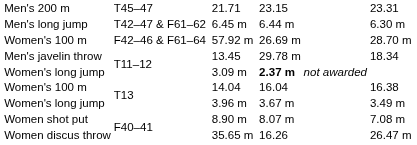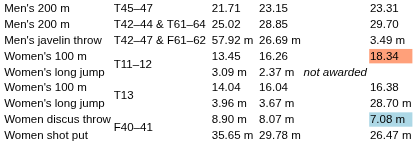+ row: (226, 24)
- row: (229, 24)
(45, 40) Women's 100 m -> (53, 40) Men's javelin throw
(160, 40) F42–46 & F61–64 -> (160, 40) T42–47 & F61–62
(391, 40) 28.70 m -> (388, 40) 3.49 m
(53, 56) Men's javelin throw -> (45, 56) Women's 100 m
(280, 56) 29.78 m -> (274, 56) 16.26
(384, 56) no background -> (384, 56) lightsalmon background
(277, 72) bold -> (277, 72) normal
(388, 103) 3.49 m -> (391, 103) 28.70 m
(46, 119) Women shot put -> (58, 119) Women discus throw
(388, 119) no background -> (388, 119) lightblue background
(58, 135) Women discus throw -> (46, 135) Women shot put
(274, 135) 16.26 -> (280, 135) 29.78 m
